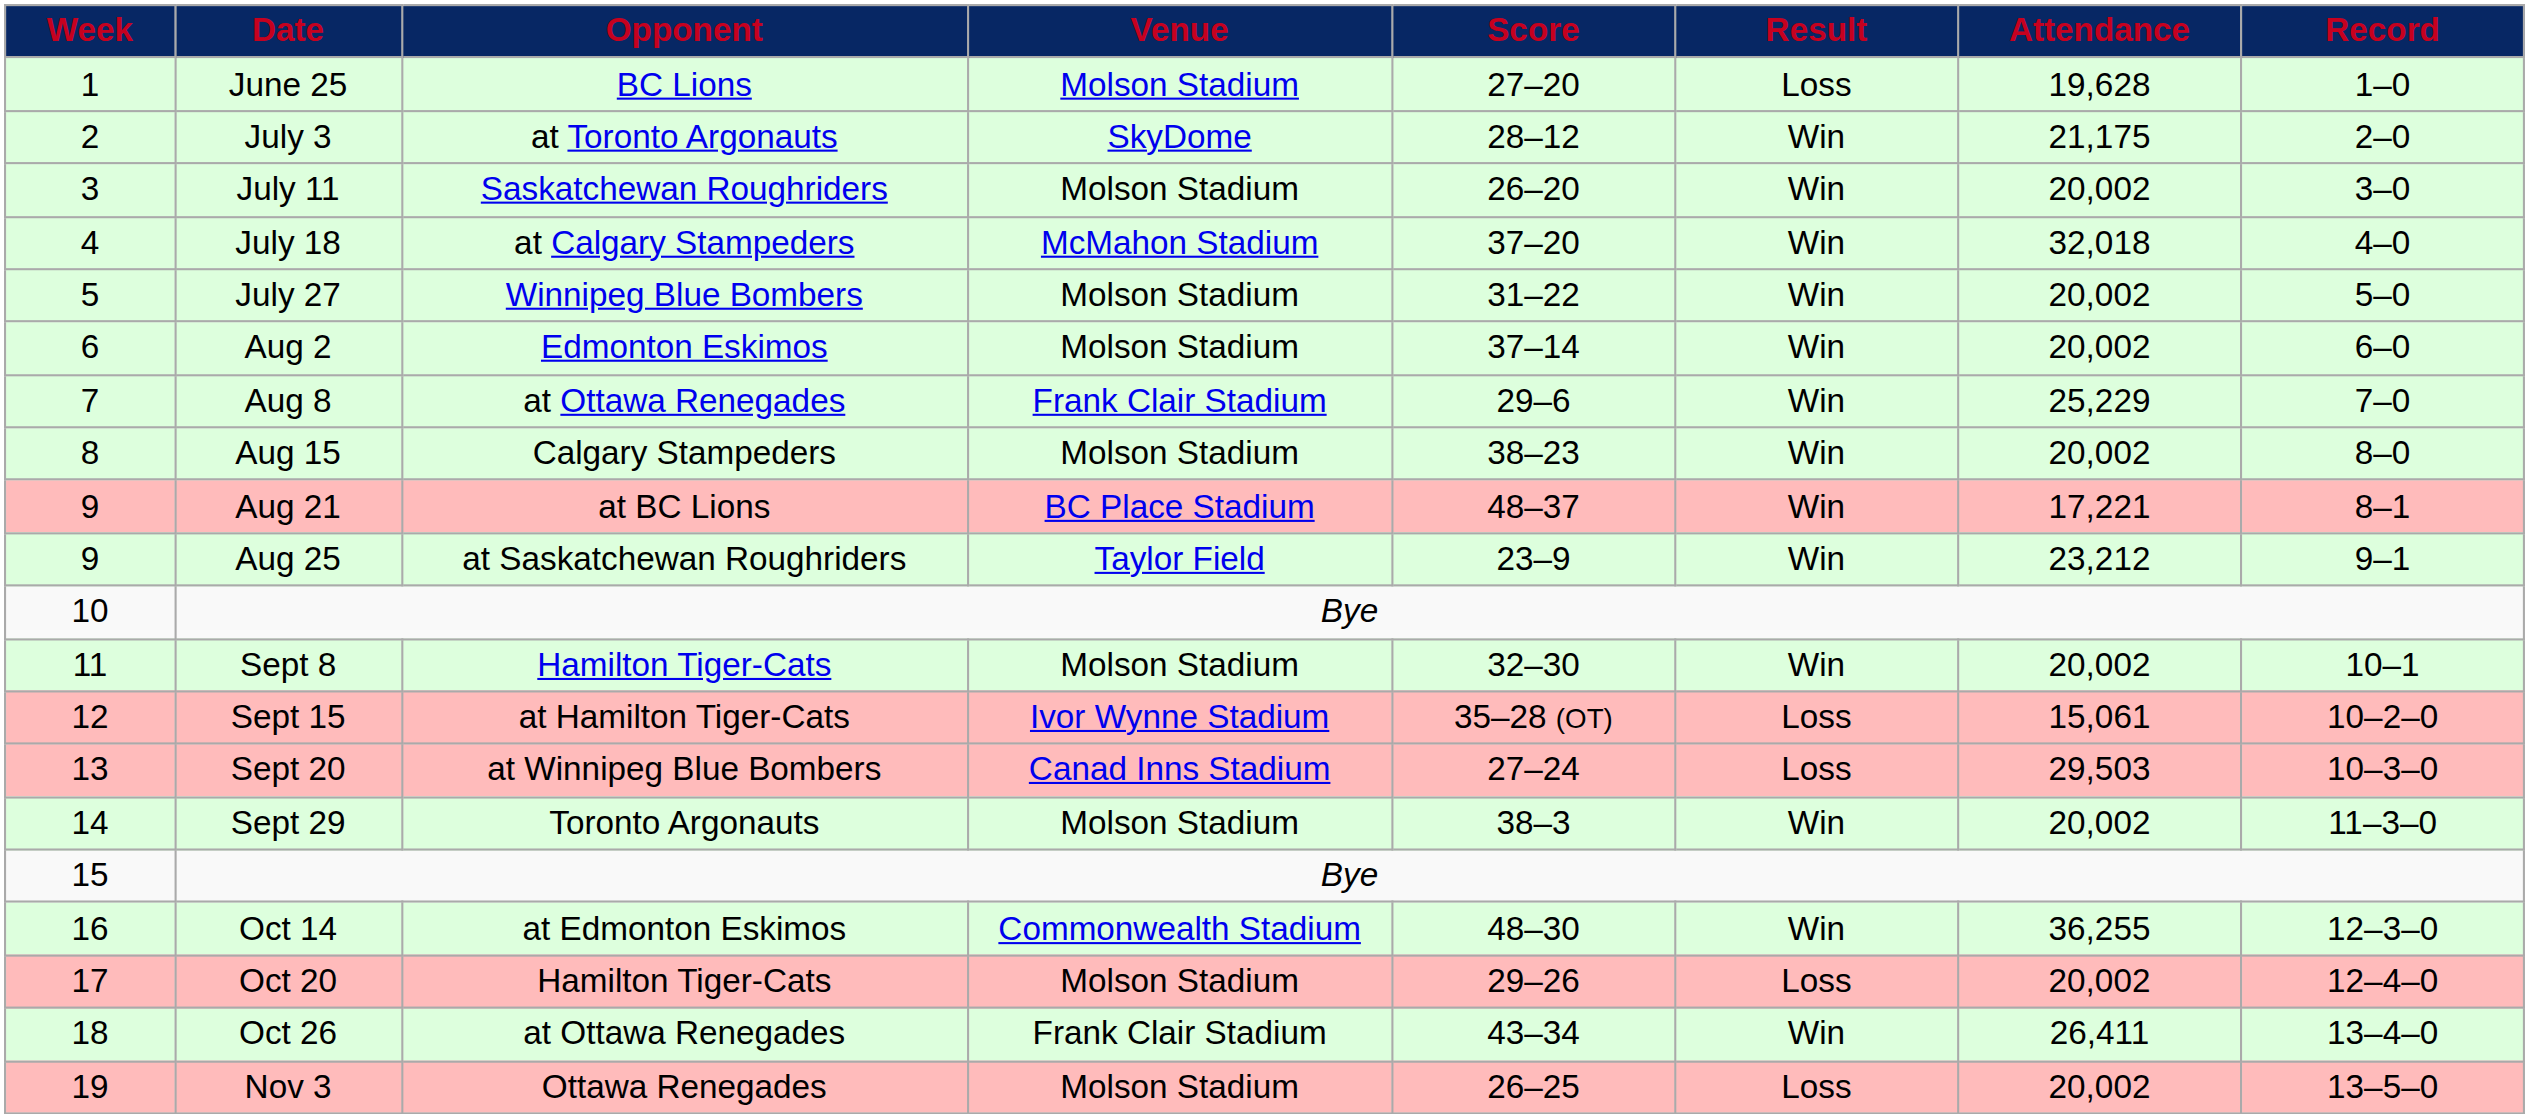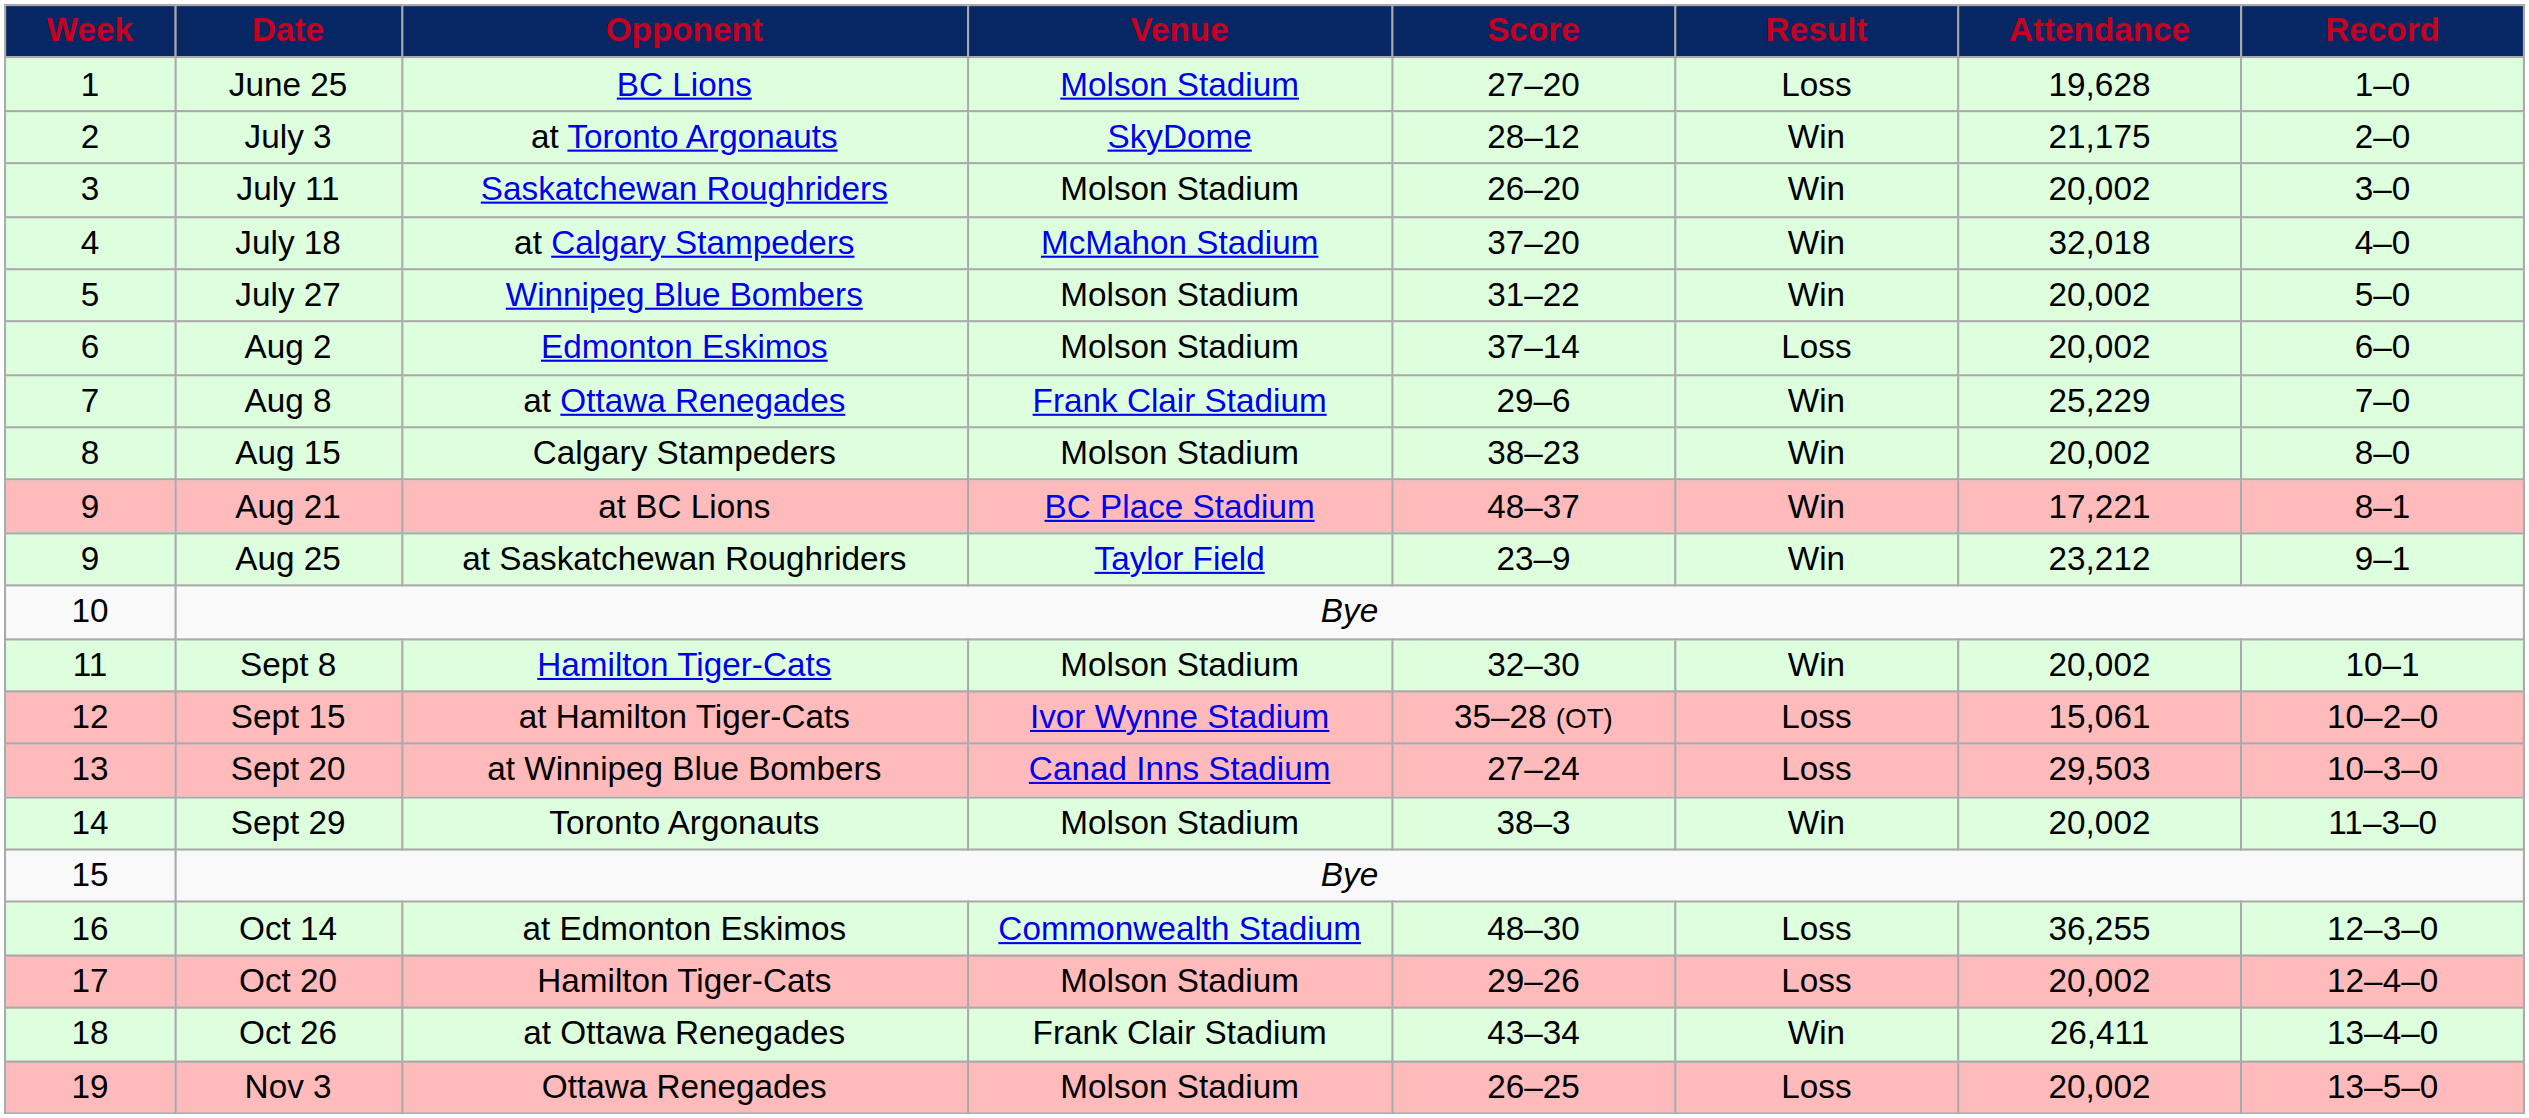(1816, 347) Win -> (1816, 347) Loss
(1816, 928) Win -> (1816, 928) Loss
